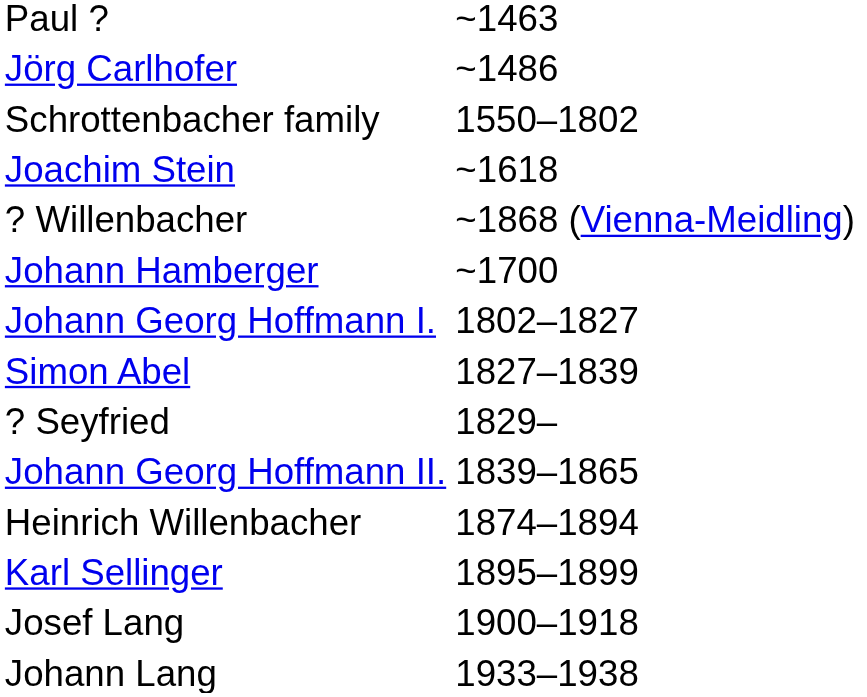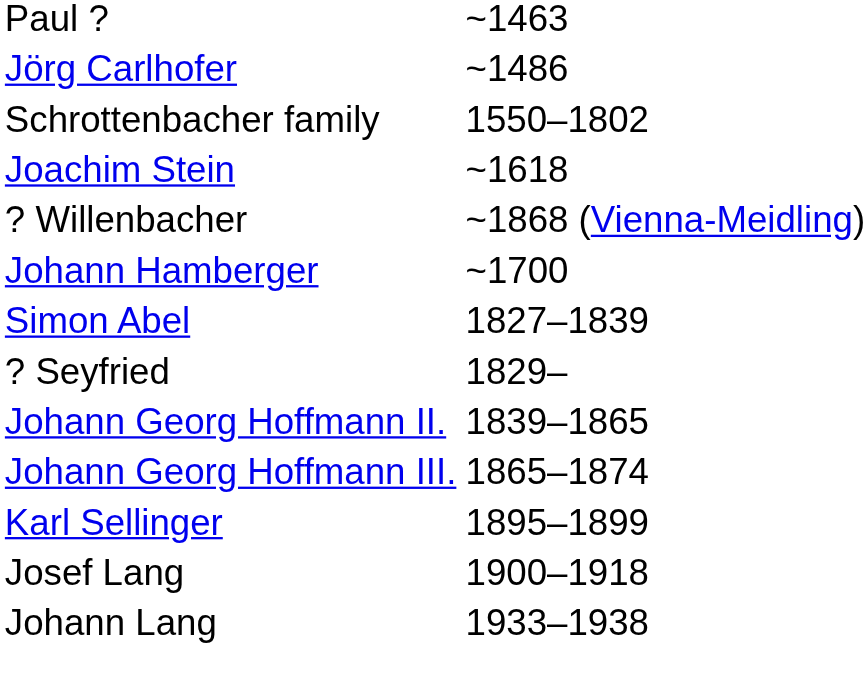- row: (220, 321)
+ row: (231, 472)
- row: (183, 522)
